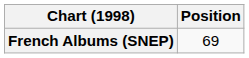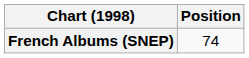(211, 40) 69 -> (211, 40) 74
